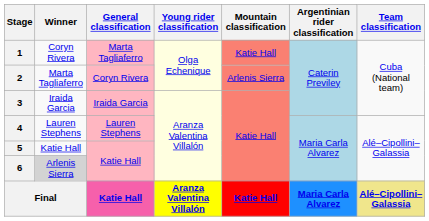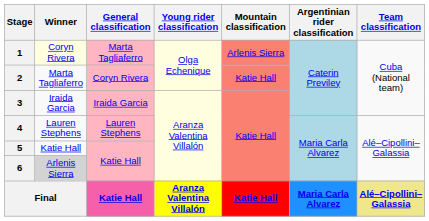(61, 52) no background -> (61, 52) lightyellow background
(256, 52) Katie Hall -> (256, 52) Arlenis Sierra
(256, 77) Arlenis Sierra -> (256, 77) Katie Hall
